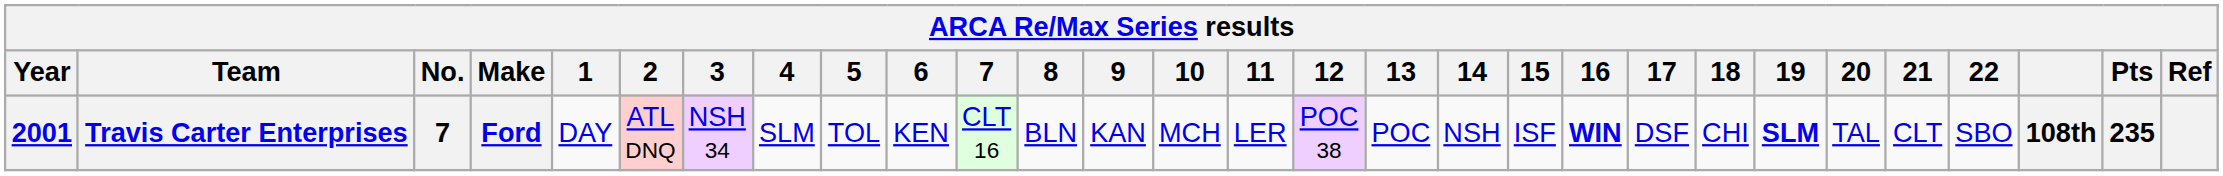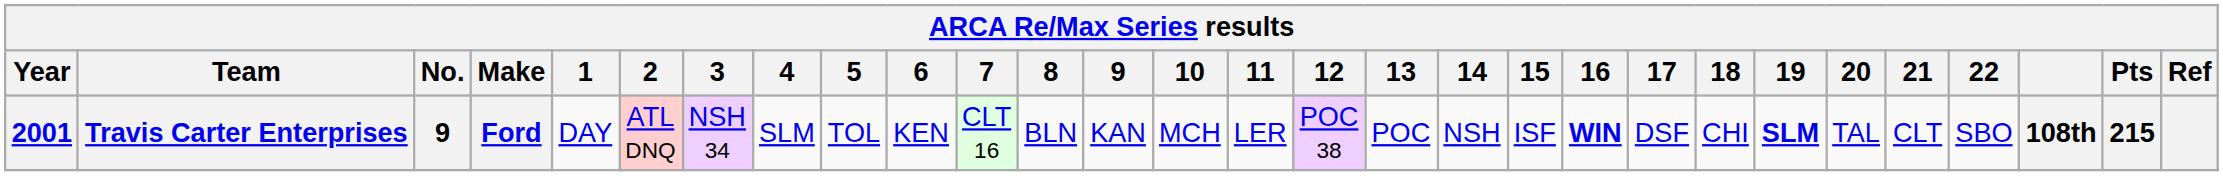(443, 133) 7 -> (443, 133) 9
(2132, 133) 235 -> (2132, 133) 215
